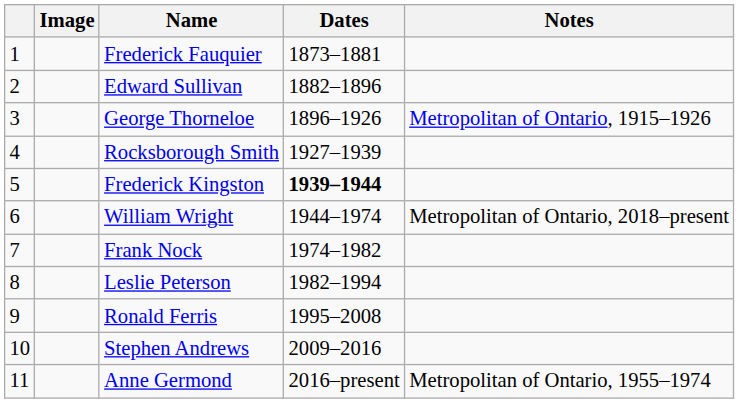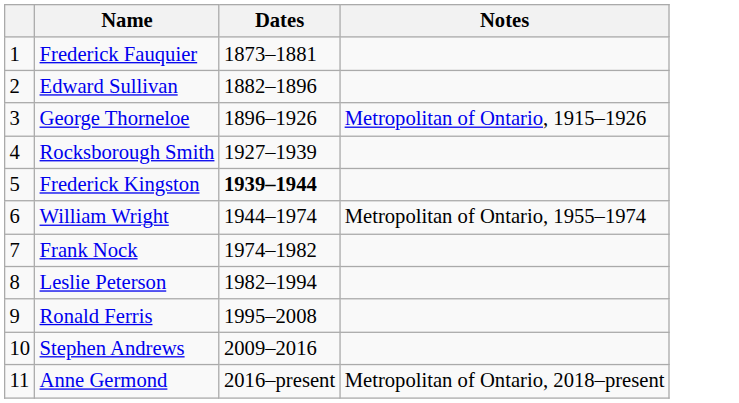- column: (67, 20)
(569, 217) Metropolitan of Ontario, 2018–present -> (495, 217) Metropolitan of Ontario, 1955–1974
(560, 380) Metropolitan of Ontario, 1955–1974 -> (505, 380) Metropolitan of Ontario, 2018–present
